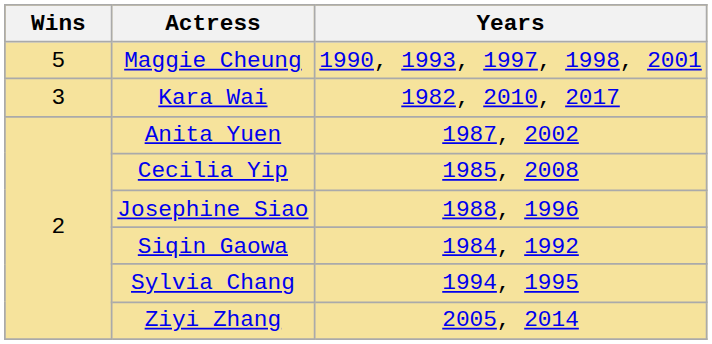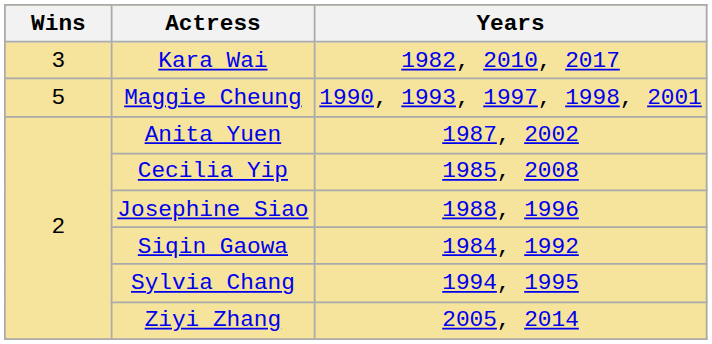rows swapped: (213, 60) <-> (213, 98)
